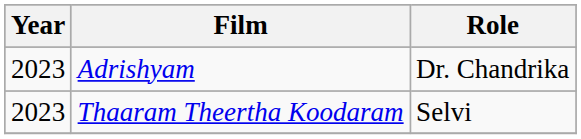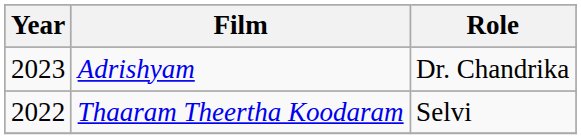(38, 111) 2023 -> (38, 111) 2022
